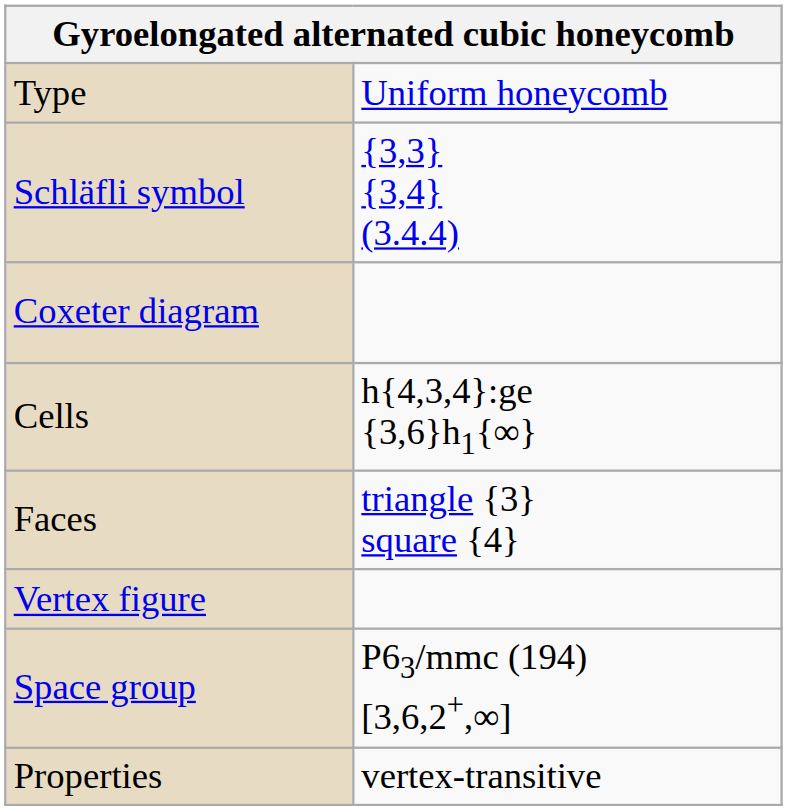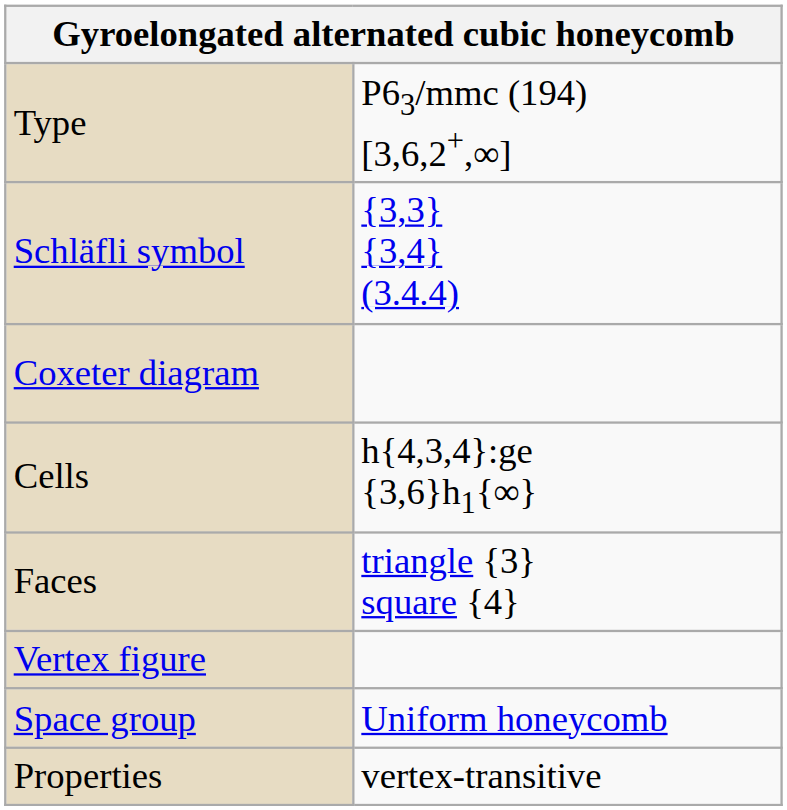(514, 92) Uniform honeycomb -> (474, 122) P63/mmc (194) [3,6,2+,∞]
(474, 687) P63/mmc (194) [3,6,2+,∞] -> (514, 717) Uniform honeycomb
